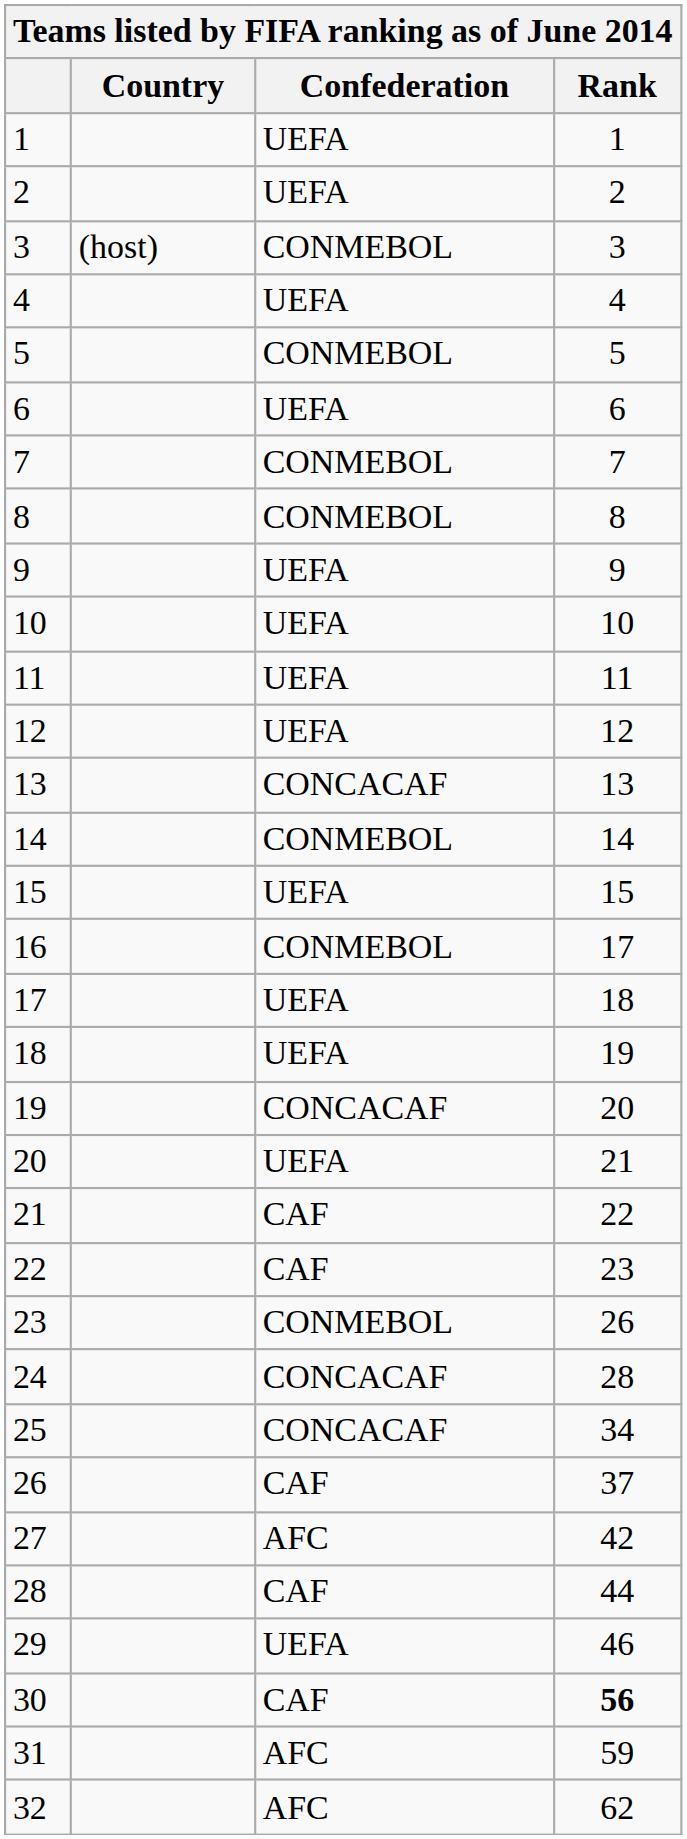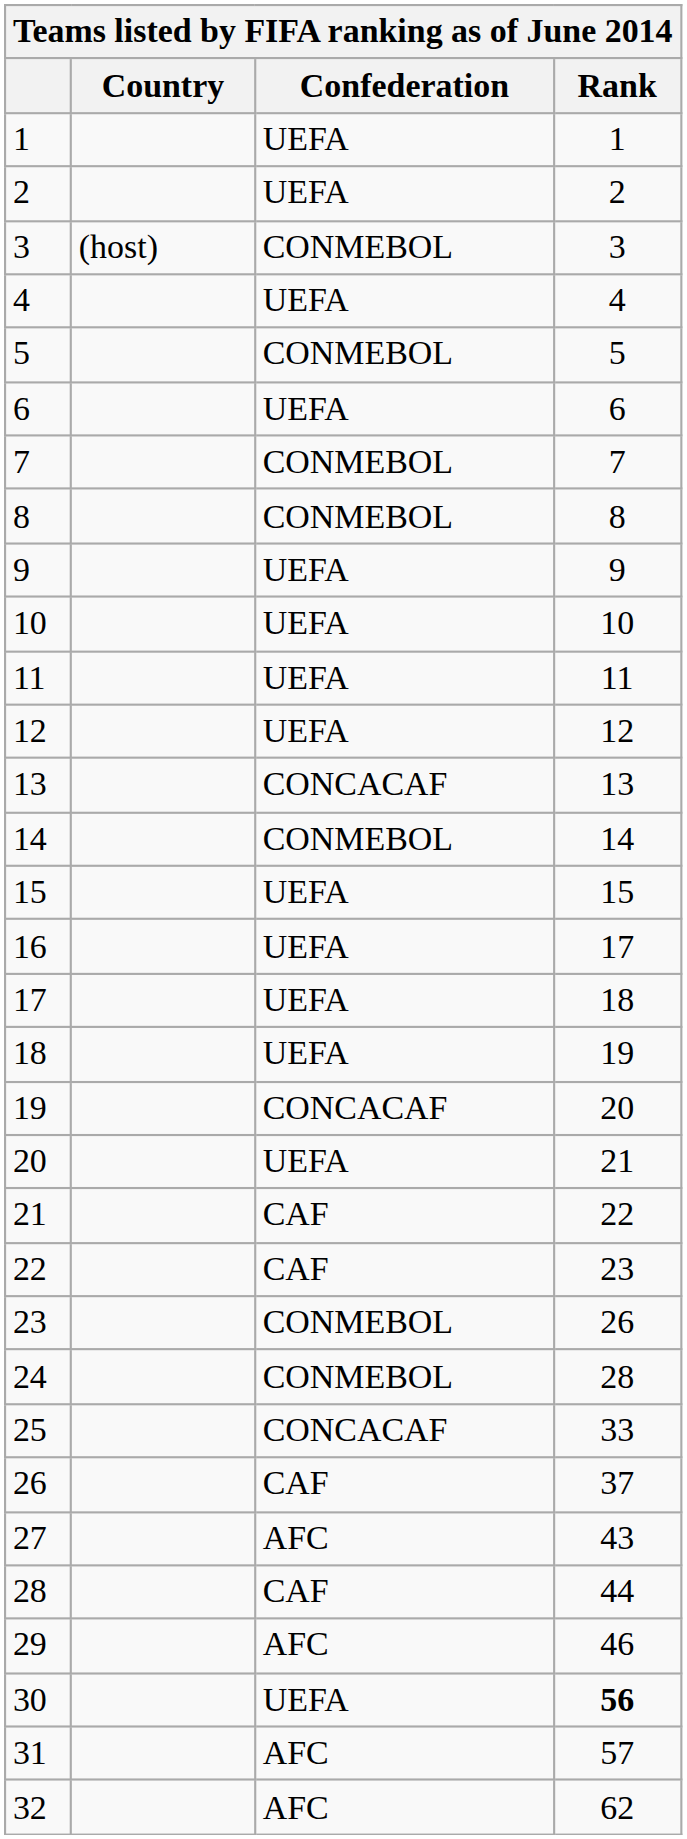(358, 945) CONMEBOL -> (306, 945) UEFA
(355, 1376) CONCACAF -> (358, 1376) CONMEBOL
(617, 1430) 34 -> (617, 1430) 33
(617, 1537) 42 -> (617, 1537) 43
(306, 1645) UEFA -> (296, 1645) AFC
(296, 1699) CAF -> (306, 1699) UEFA
(617, 1752) 59 -> (617, 1752) 57
